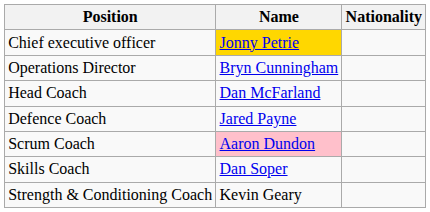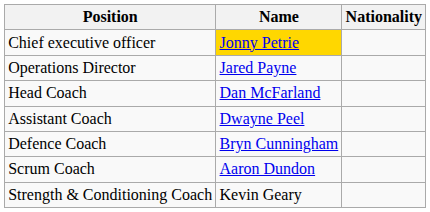(279, 67) Bryn Cunningham -> (258, 67) Jared Payne
+ row: (60, 118)
(258, 118) Jared Payne -> (279, 144) Bryn Cunningham
(267, 144) pink background -> (267, 169) no background
- row: (49, 169)
